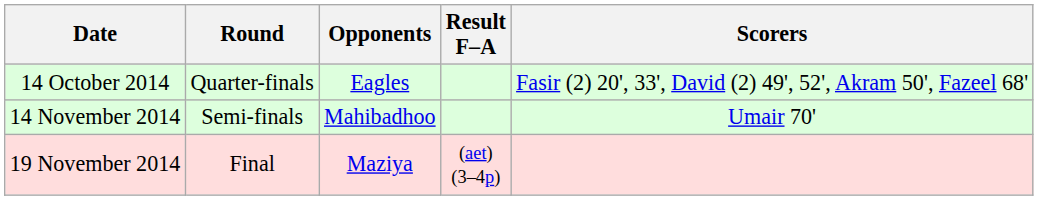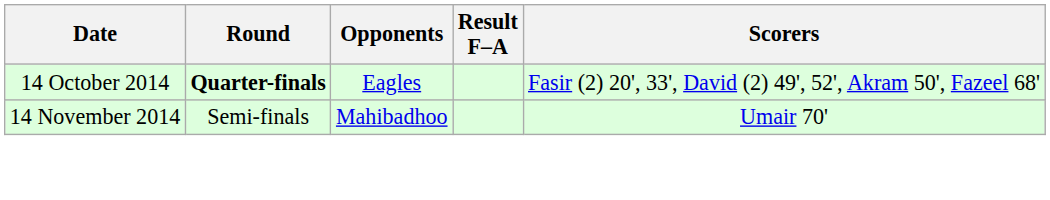(252, 81) normal -> (258, 81) bold
- row: (95, 164)
